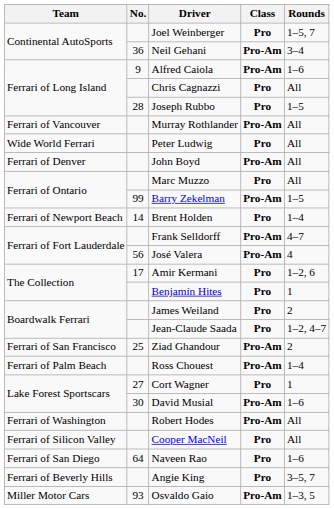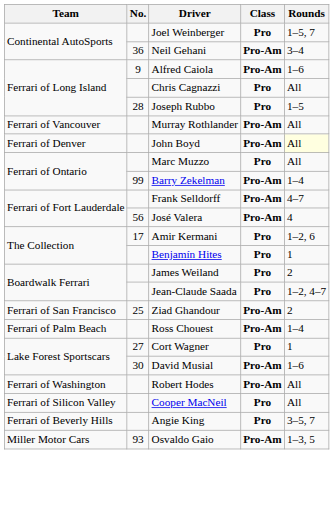- row: (182, 143)
(294, 162) no background -> (294, 143) lightyellow background
(295, 199) 1–5 -> (295, 180) 1–4
- row: (182, 217)
- row: (179, 458)
